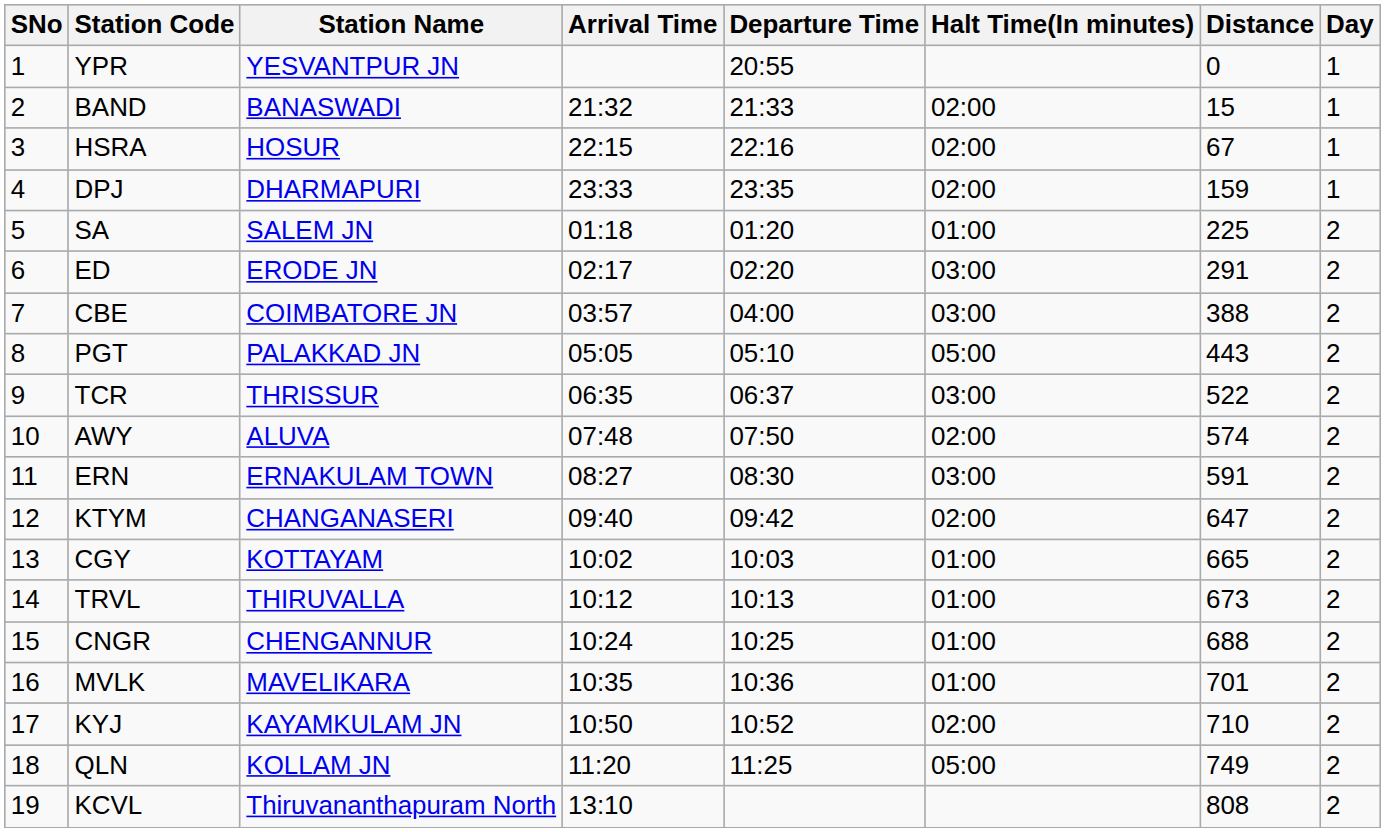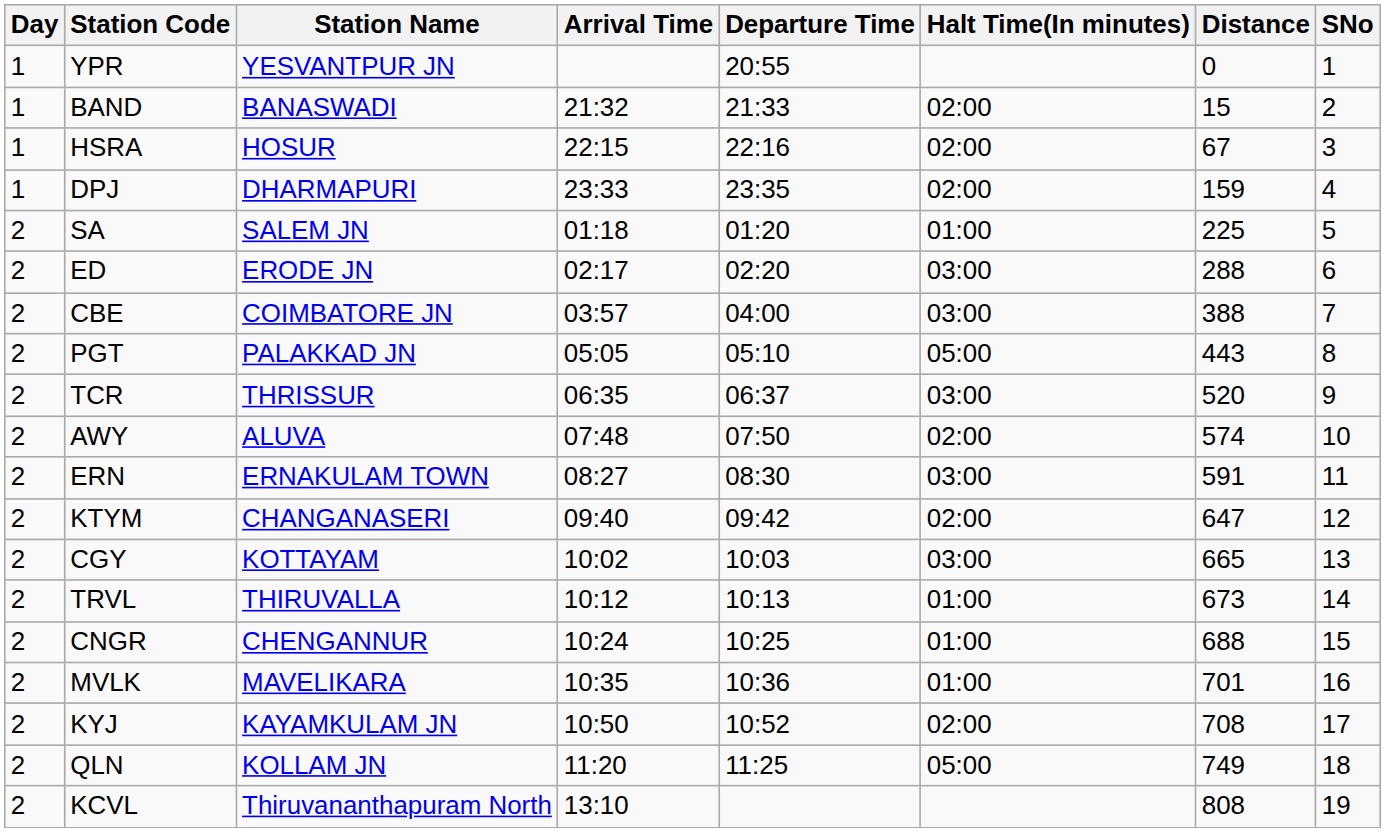columns swapped: (37, 25) <-> (1350, 25)
(1228, 271) 291 -> (1223, 271) 288
(1228, 395) 522 -> (1223, 395) 520
(963, 559) 01:00 -> (959, 559) 03:00
(1228, 723) 710 -> (1223, 723) 708
